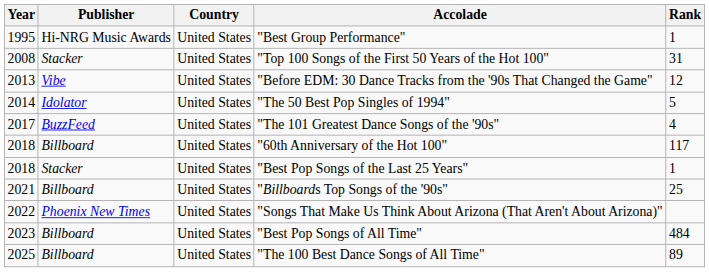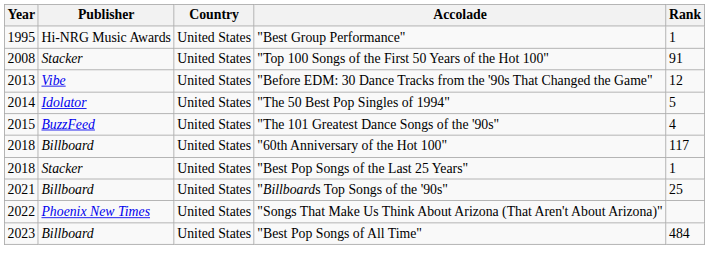(676, 59) 31 -> (676, 59) 91
(21, 124) 2017 -> (21, 124) 2015
- row: (371, 255)
